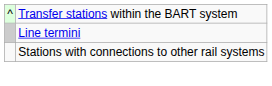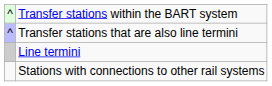+ row: (128, 33)
